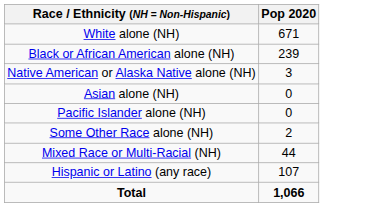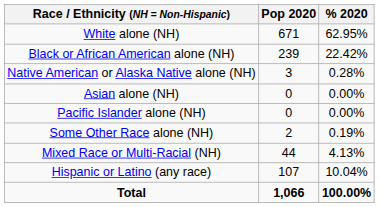+ column: (347, 14)
